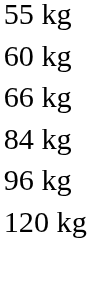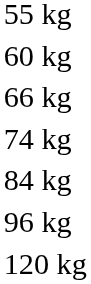+ row: (38, 138)
